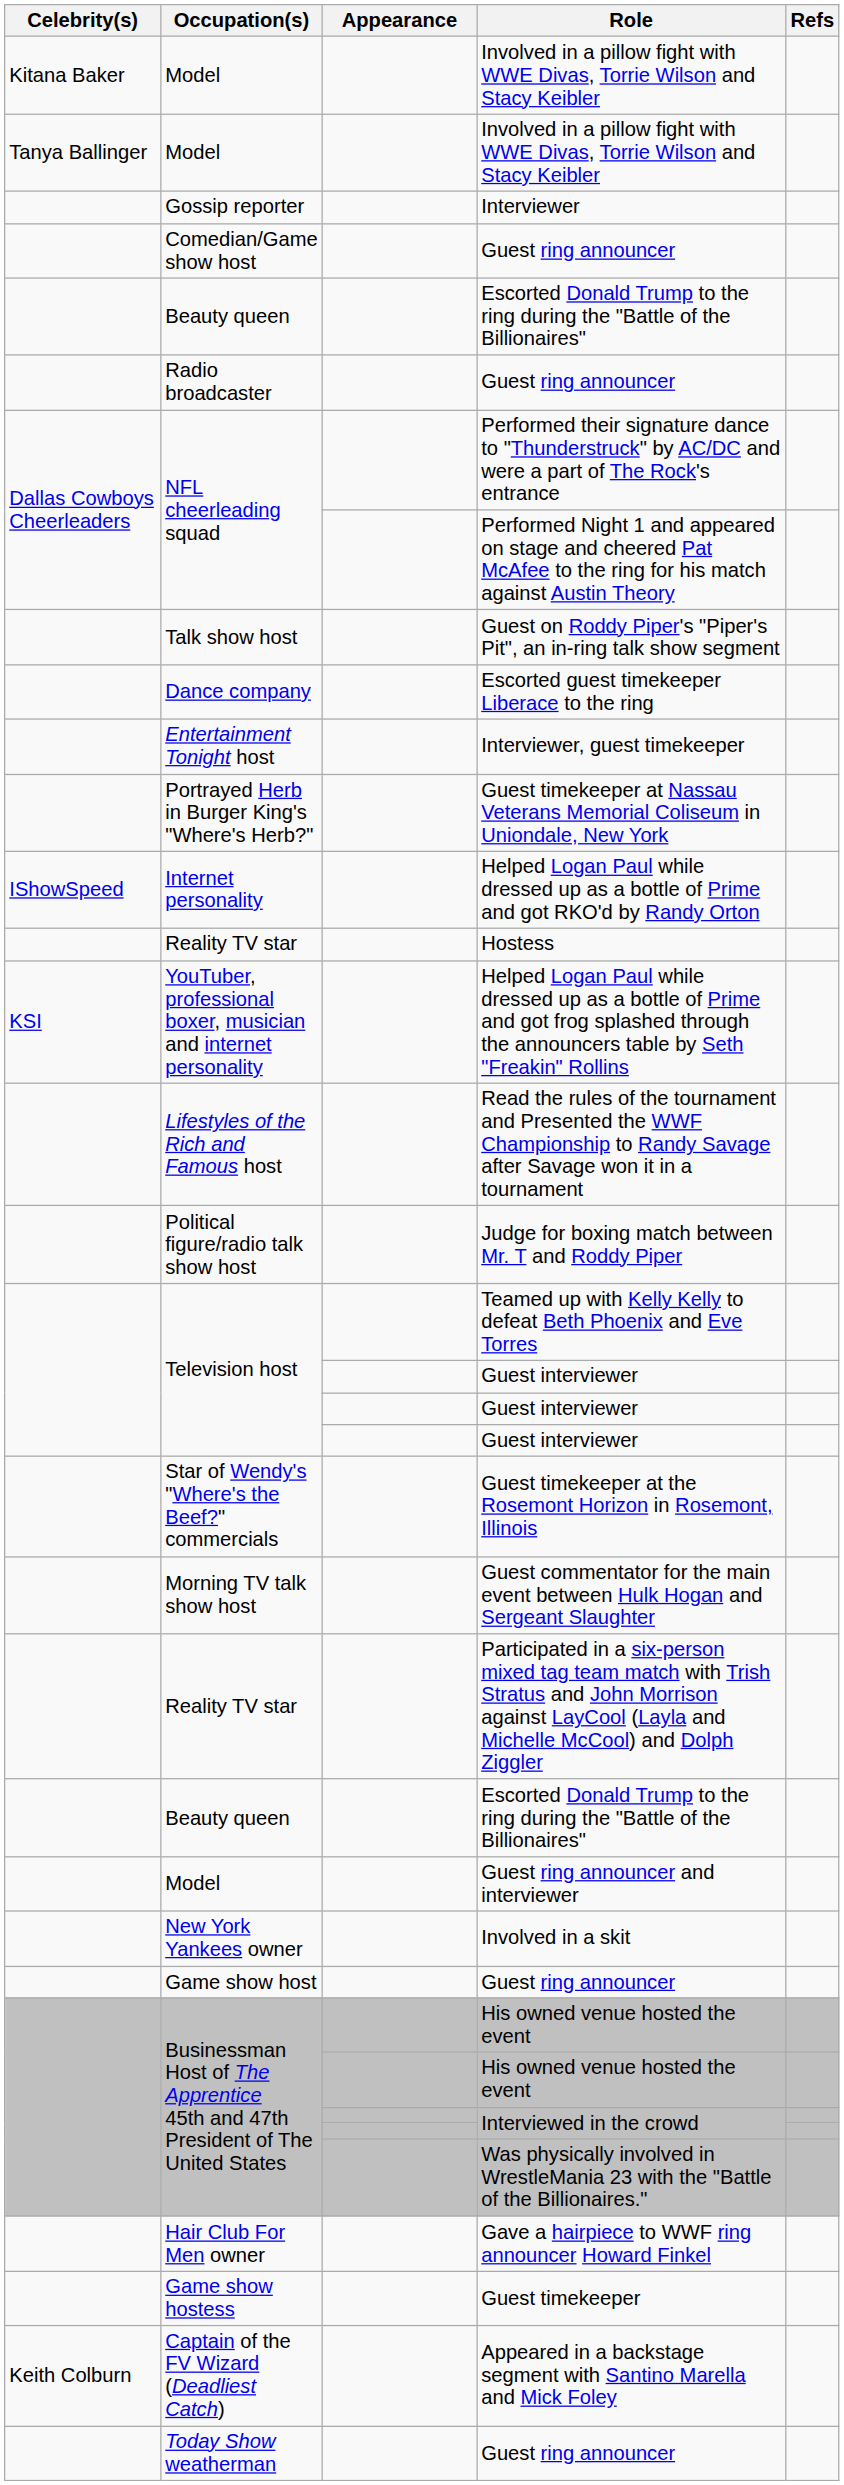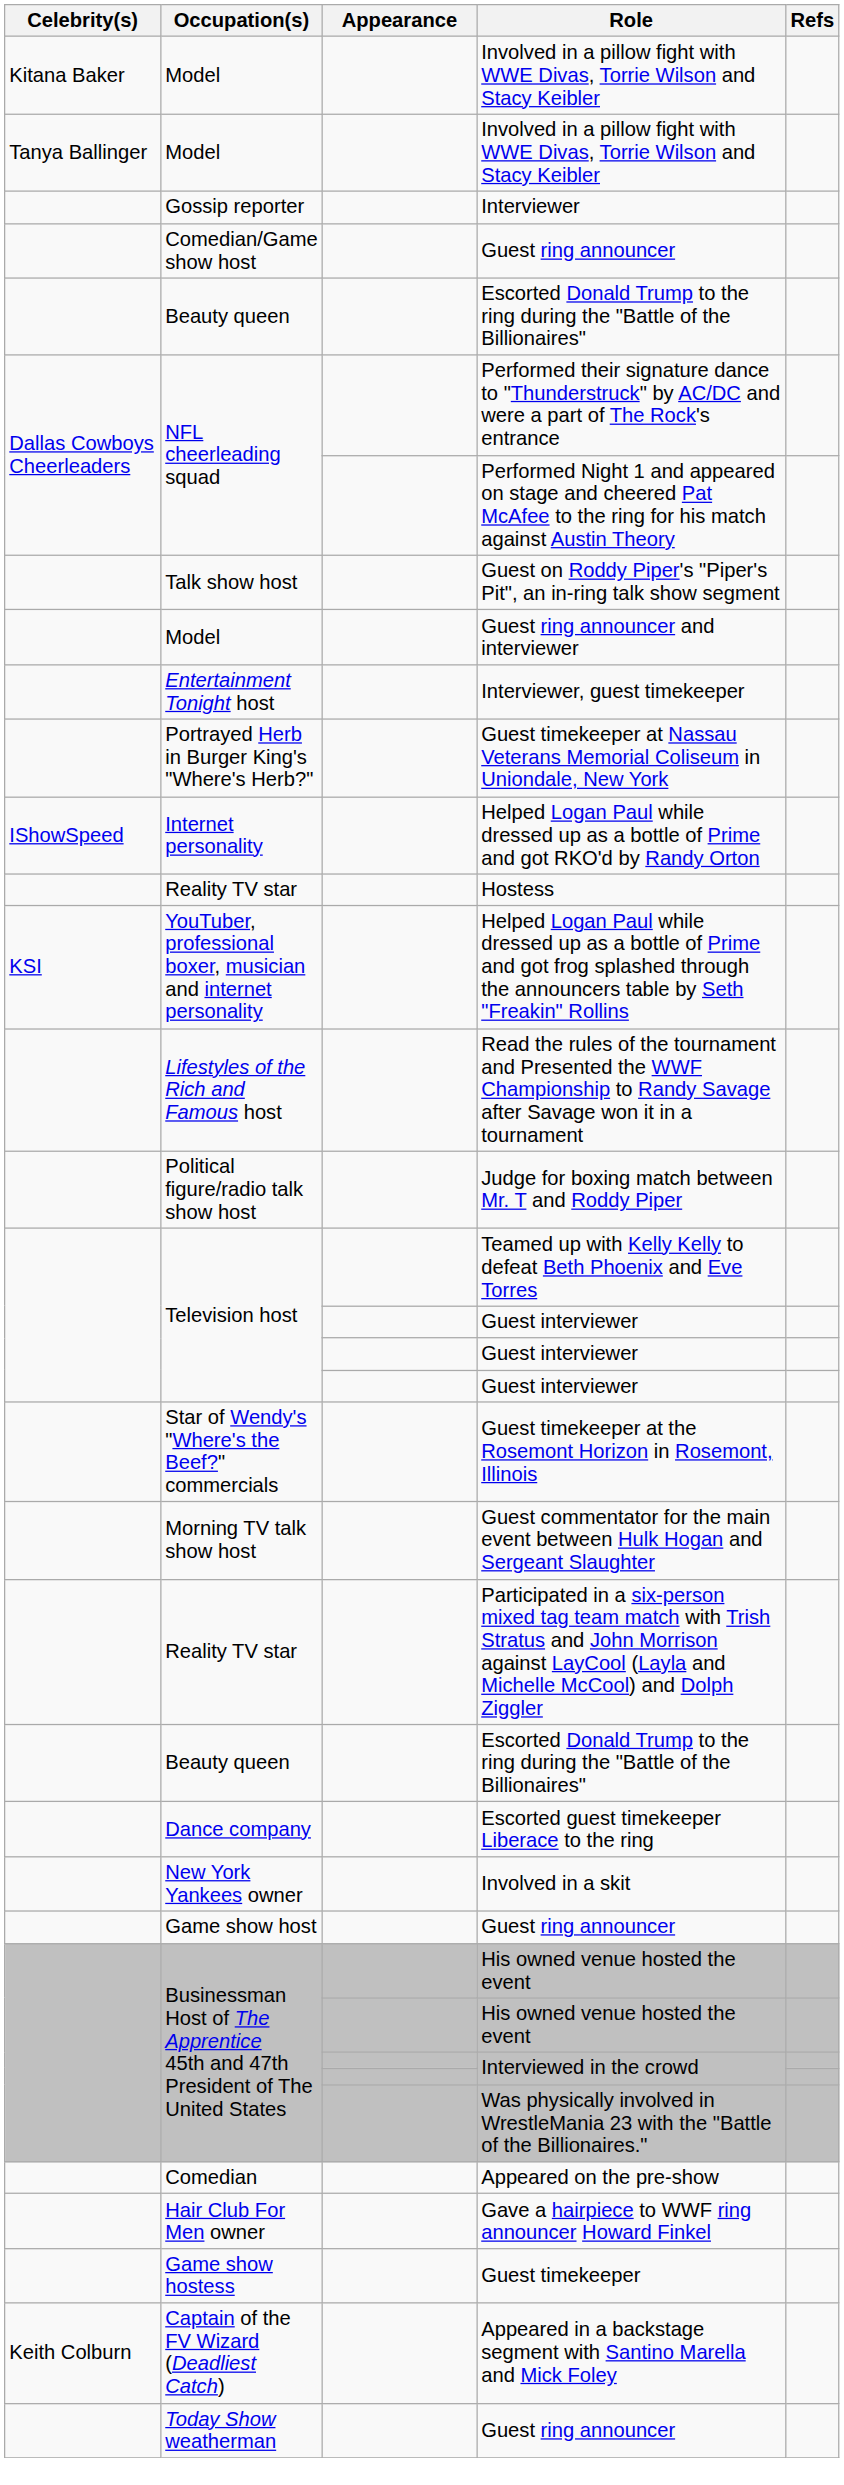- row: (218, 382)
rows swapped: (193, 1883) <-> (238, 691)
+ row: (211, 2177)
